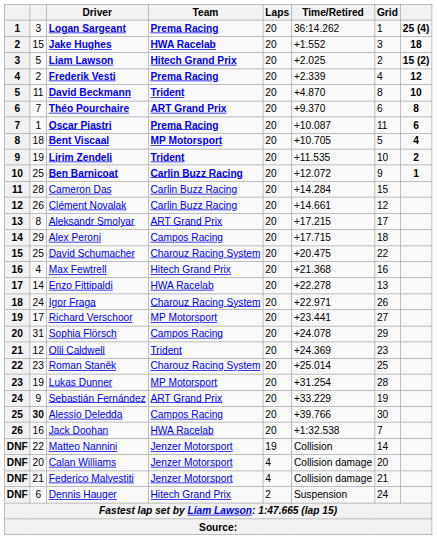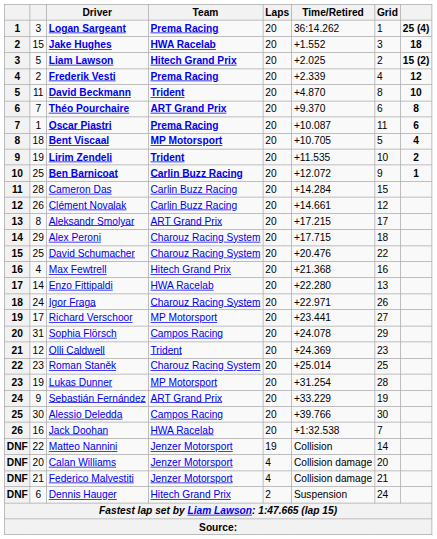(187, 237) Campos Racing -> (205, 237) Charouz Racing System
(312, 253) +20.475 -> (312, 253) +20.476
(312, 285) +22.278 -> (312, 285) +22.280
(38, 414) bold -> (38, 414) normal
